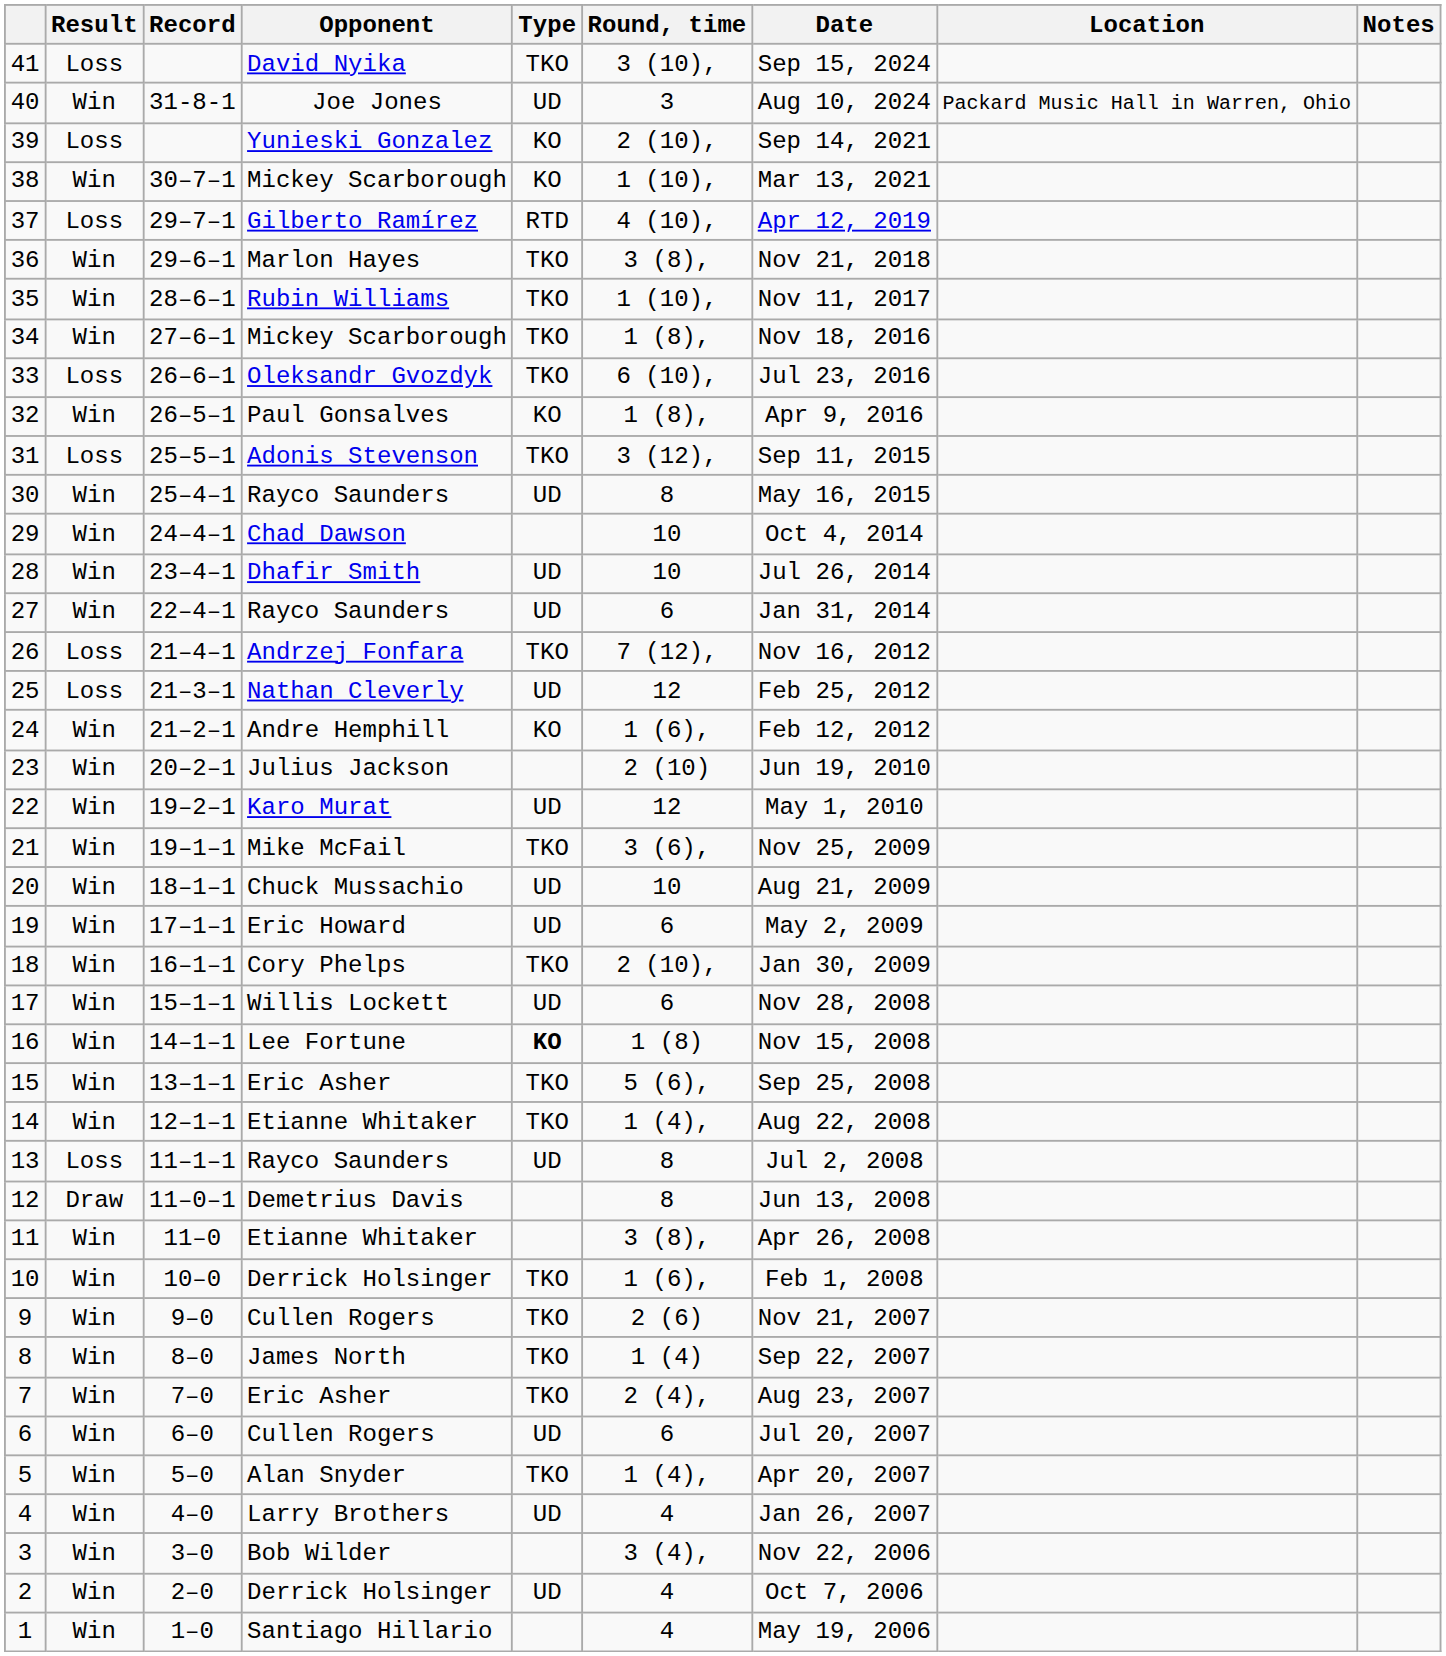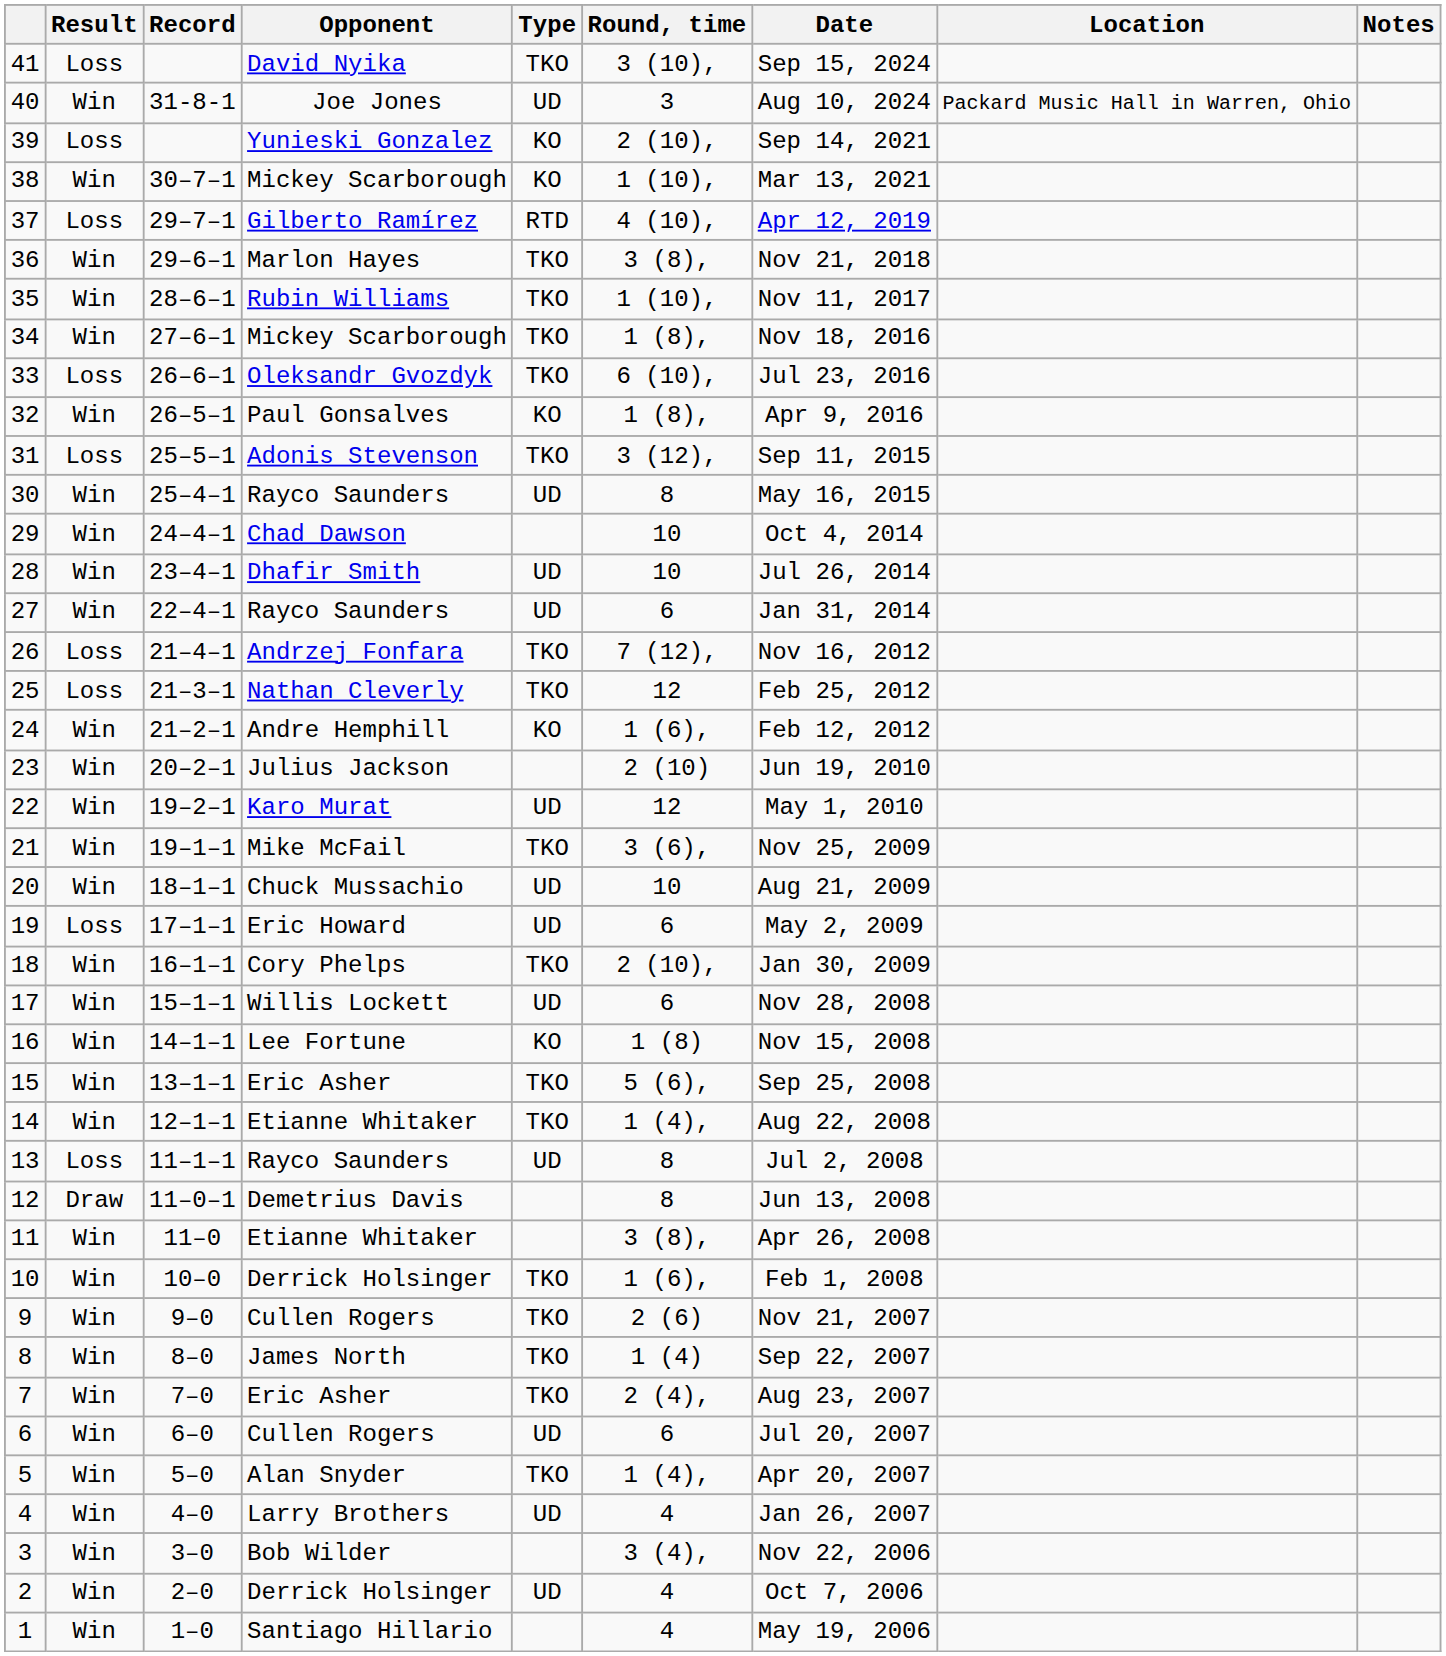(547, 691) UD -> (547, 691) TKO
(94, 926) Win -> (94, 926) Loss
(547, 1044) bold -> (547, 1044) normal
